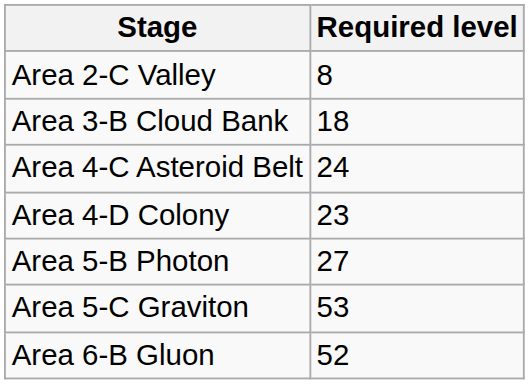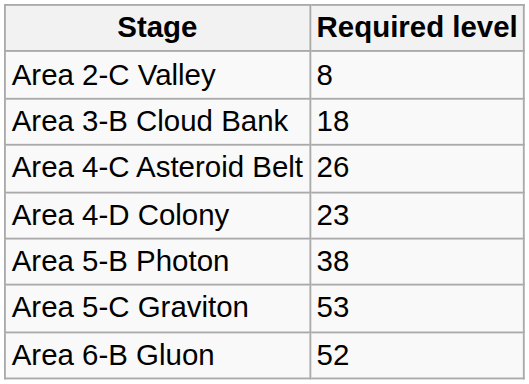(333, 167) 24 -> (333, 167) 26
(333, 261) 27 -> (333, 261) 38
